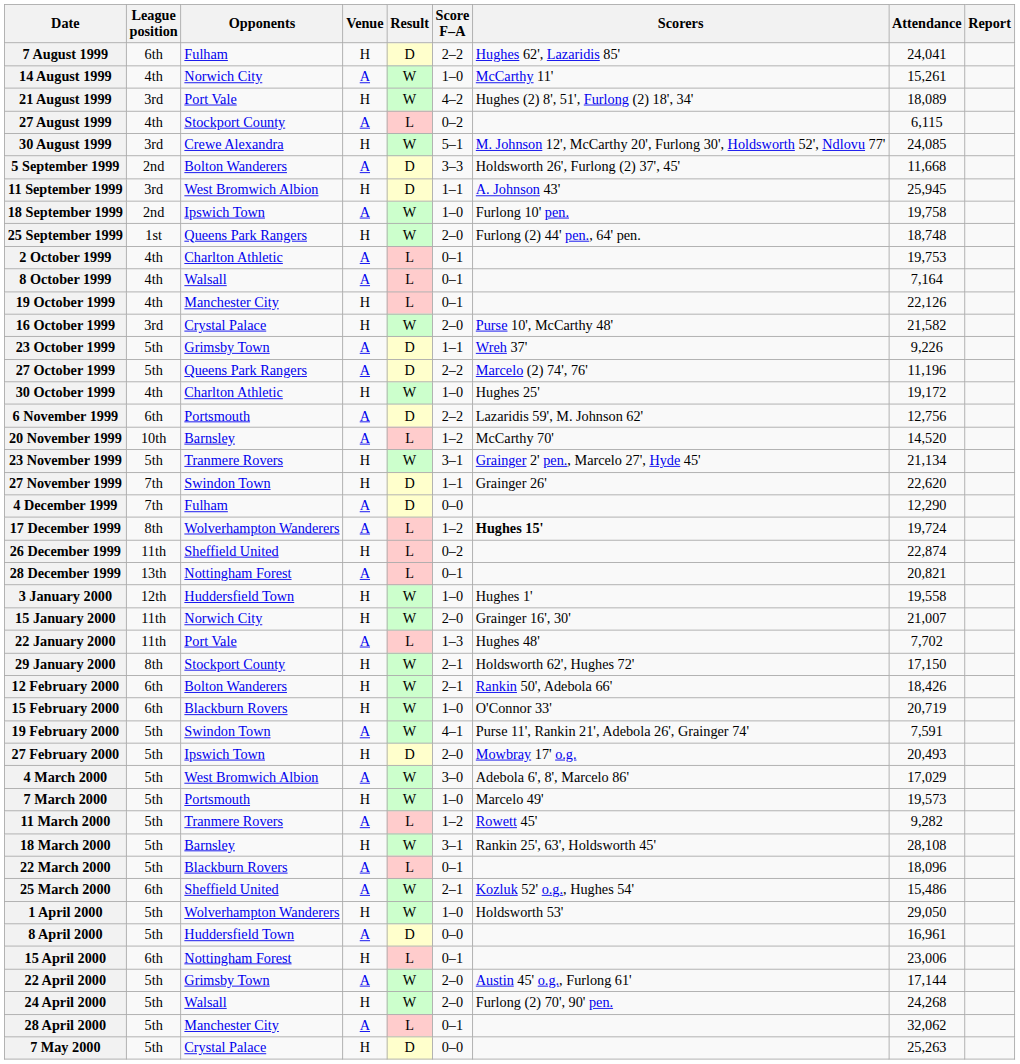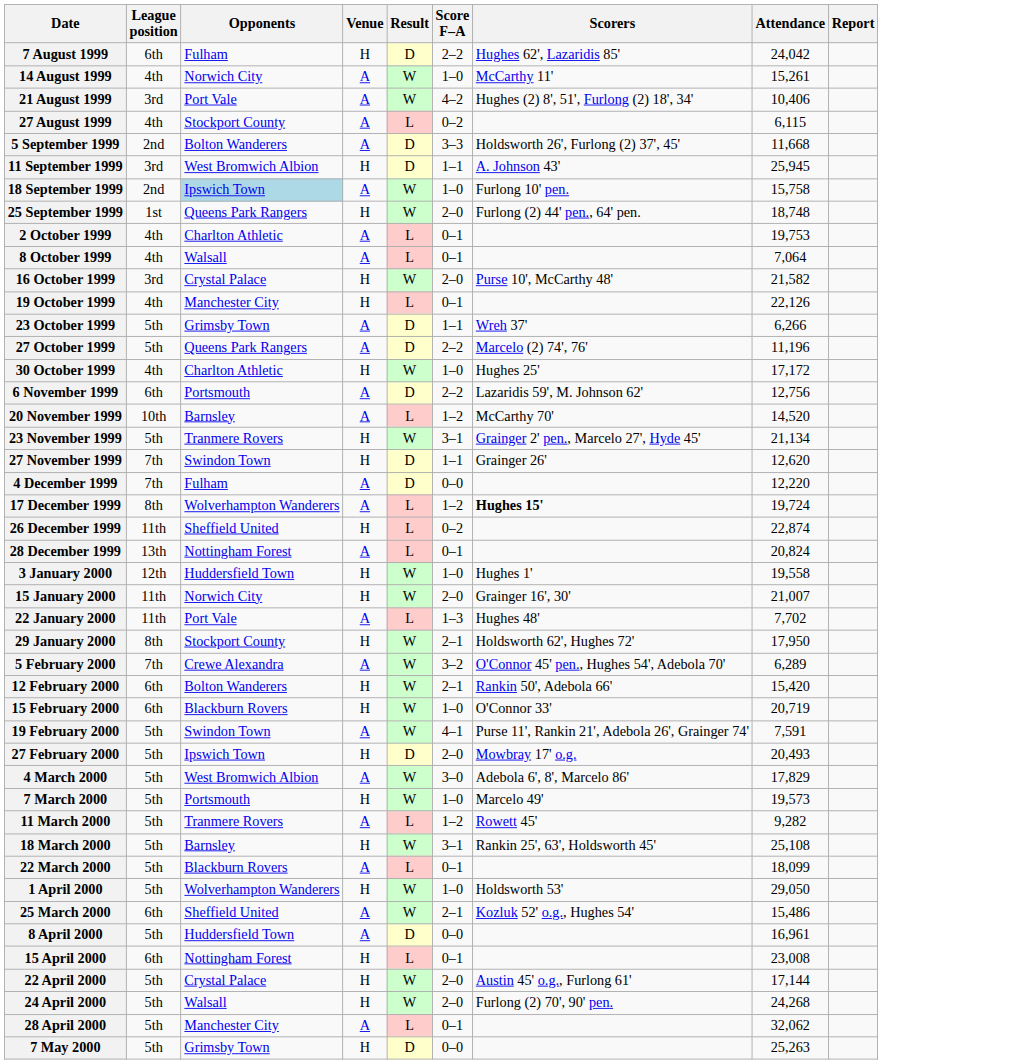(927, 54) 24,041 -> (790, 54) 24,042
(365, 99) H -> (365, 99) A
(927, 99) 18,089 -> (790, 99) 10,406
- row: (65, 144)
(225, 212) no background -> (225, 189) lightblue background
(927, 212) 19,758 -> (790, 189) 15,758
(927, 280) 7,164 -> (790, 257) 7,064
rows swapped: (65, 325) <-> (65, 302)
(927, 347) 9,226 -> (790, 325) 6,266
(927, 393) 19,172 -> (790, 370) 17,172
(927, 483) 22,620 -> (790, 460) 12,620
(927, 506) 12,290 -> (790, 483) 12,220
(927, 573) 20,821 -> (790, 551) 20,824
(927, 664) 17,150 -> (790, 641) 17,950
+ row: (65, 664)
(927, 686) 18,426 -> (790, 686) 15,420
(927, 777) 17,029 -> (790, 777) 17,829
(927, 844) 28,108 -> (790, 844) 25,108
(927, 867) 18,096 -> (790, 867) 18,099
rows swapped: (65, 889) <-> (65, 912)
(927, 957) 23,006 -> (790, 957) 23,008
(227, 980) Grimsby Town -> (225, 980) Crystal Palace
(365, 980) A -> (365, 980) H
(225, 1048) Crystal Palace -> (227, 1048) Grimsby Town
